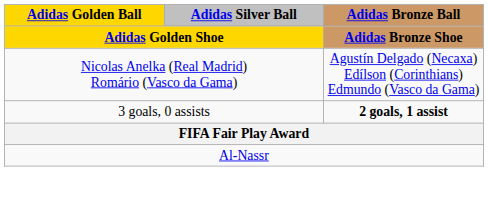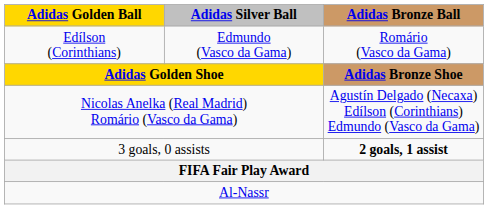+ row: (84, 44)
